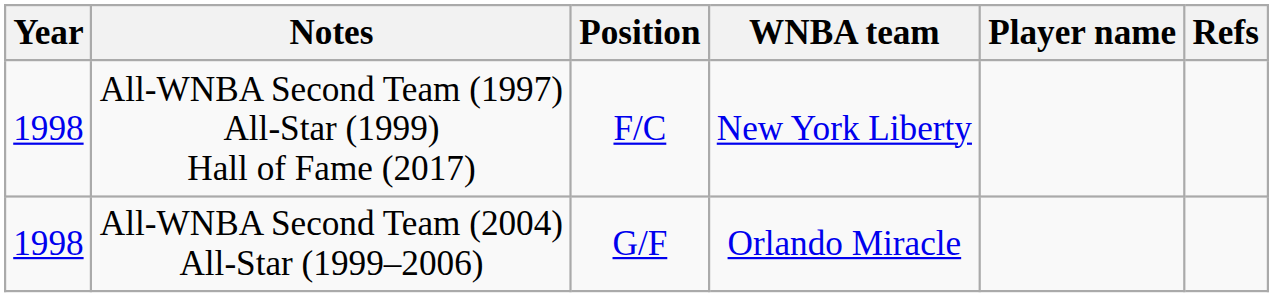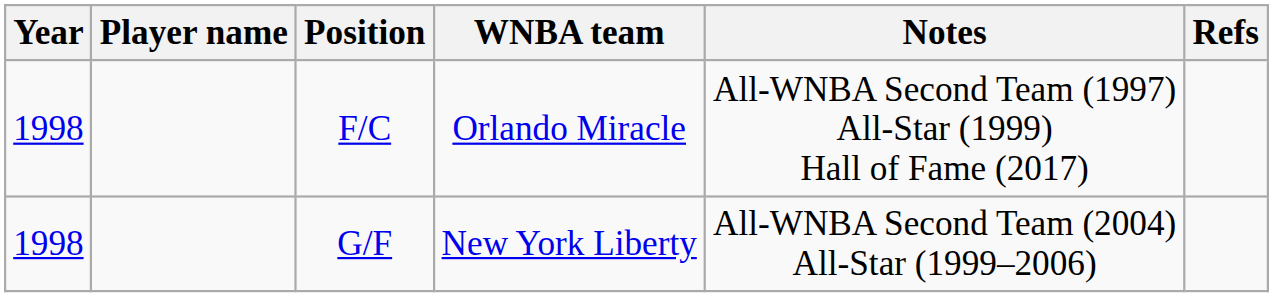columns swapped: (1082, 32) <-> (331, 32)
(844, 127) New York Liberty -> (569, 127) Orlando Miracle
(844, 243) Orlando Miracle -> (569, 243) New York Liberty
